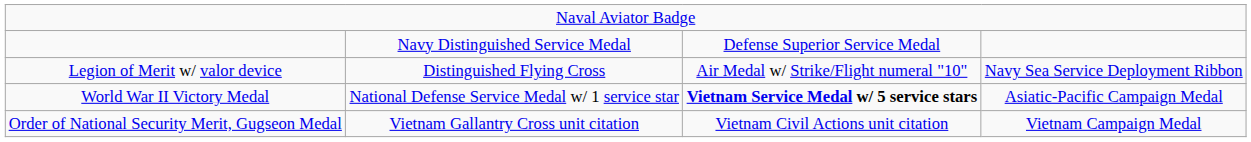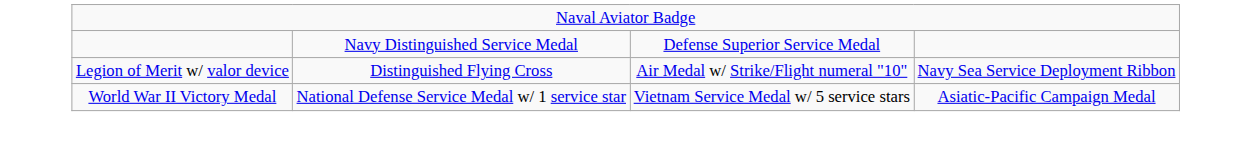(832, 96) bold -> (772, 96) normal
- row: (175, 123)
